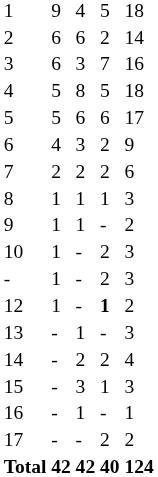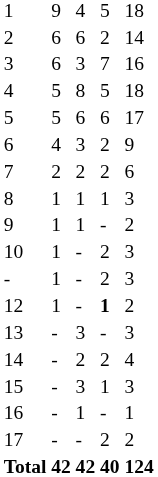(81, 332) 1 -> (81, 332) 3
